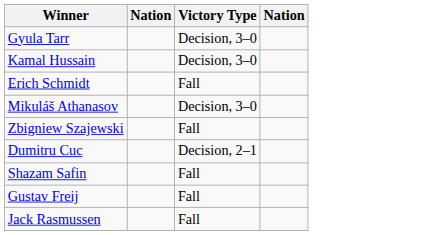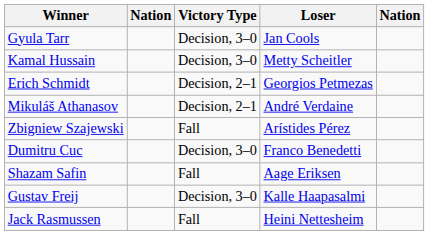+ column: (318, 15)
(189, 83) Fall -> (217, 83) Decision, 2–1
(217, 106) Decision, 3–0 -> (217, 106) Decision, 2–1
(217, 151) Decision, 2–1 -> (217, 151) Decision, 3–0
(189, 196) Fall -> (217, 196) Decision, 3–0
